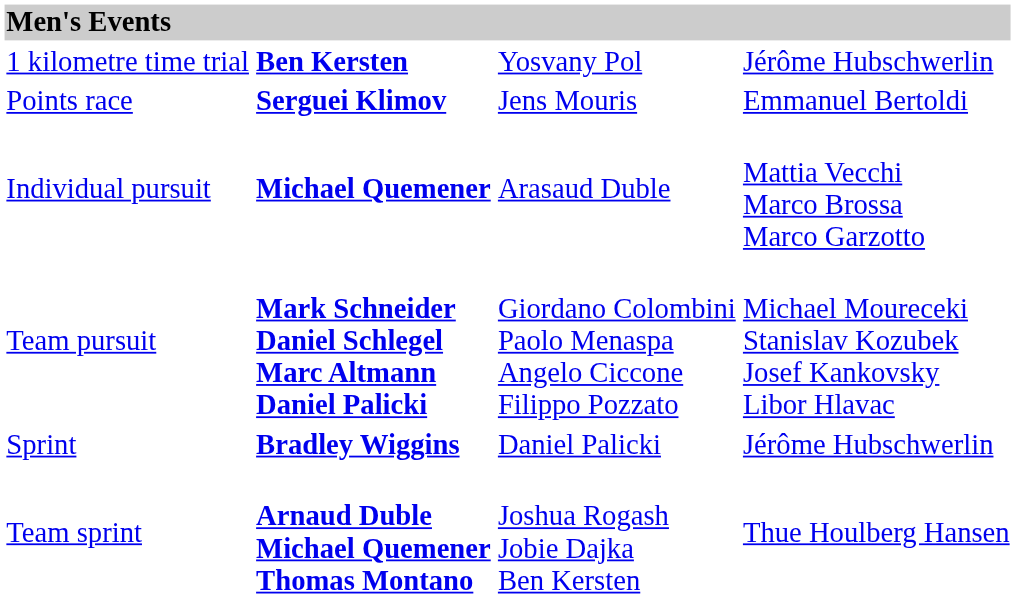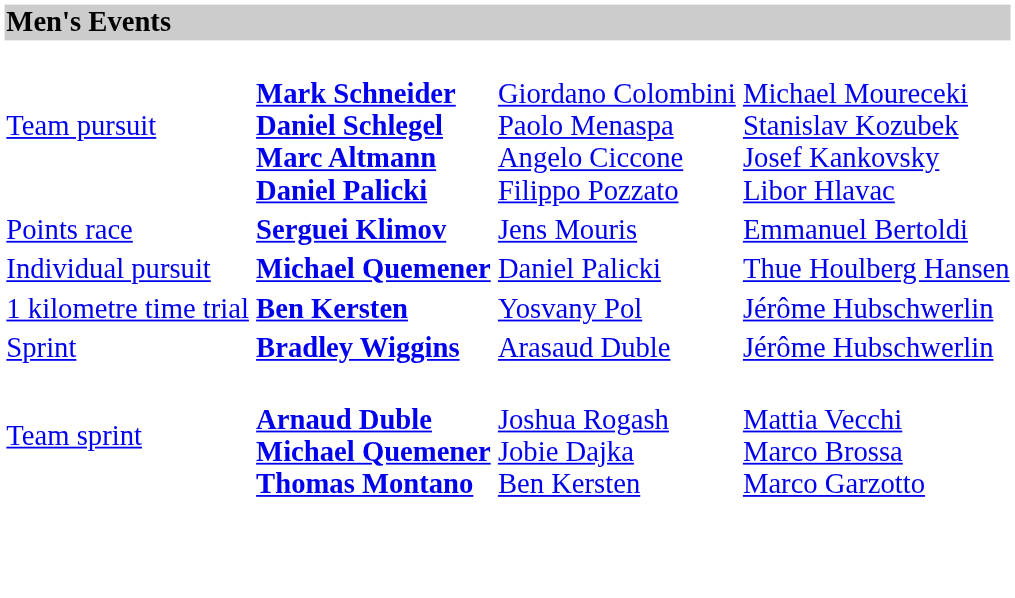rows swapped: (128, 61) <-> (81, 340)
(584, 188) Arasaud Duble -> (579, 269) Daniel Palicki
(834, 204) Mattia Vecchi Marco Brossa Marco Garzotto -> (876, 269) Thue Houlberg Hansen
(579, 444) Daniel Palicki -> (584, 347) Arasaud Duble
(876, 532) Thue Houlberg Hansen -> (834, 451) Mattia Vecchi Marco Brossa Marco Garzotto
